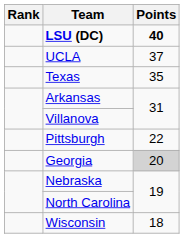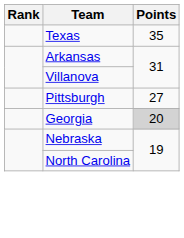- row: (74, 35)
- row: (63, 56)
(156, 139) 22 -> (156, 98) 27
- row: (75, 222)
